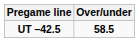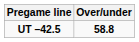(104, 29) 58.5 -> (104, 29) 58.8
